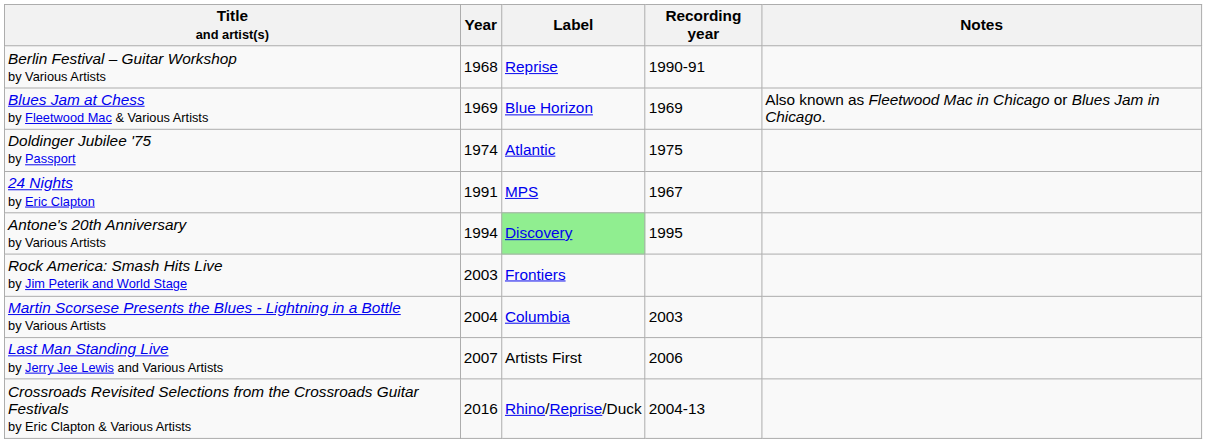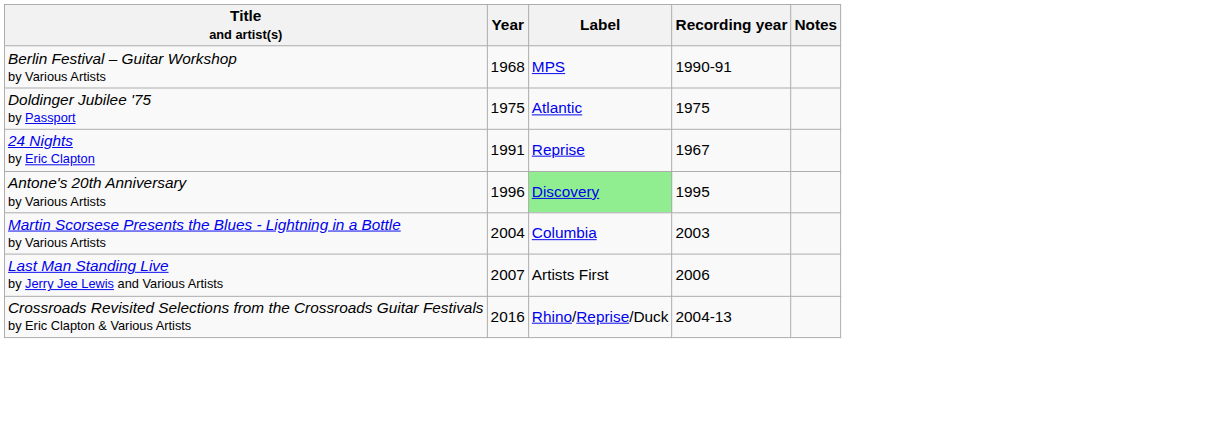(531, 66) Reprise -> (548, 66) MPS
- row: (108, 108)
(481, 150) 1974 -> (508, 108) 1975
(522, 191) MPS -> (558, 150) Reprise
(481, 233) 1994 -> (508, 191) 1996
- row: (115, 275)
